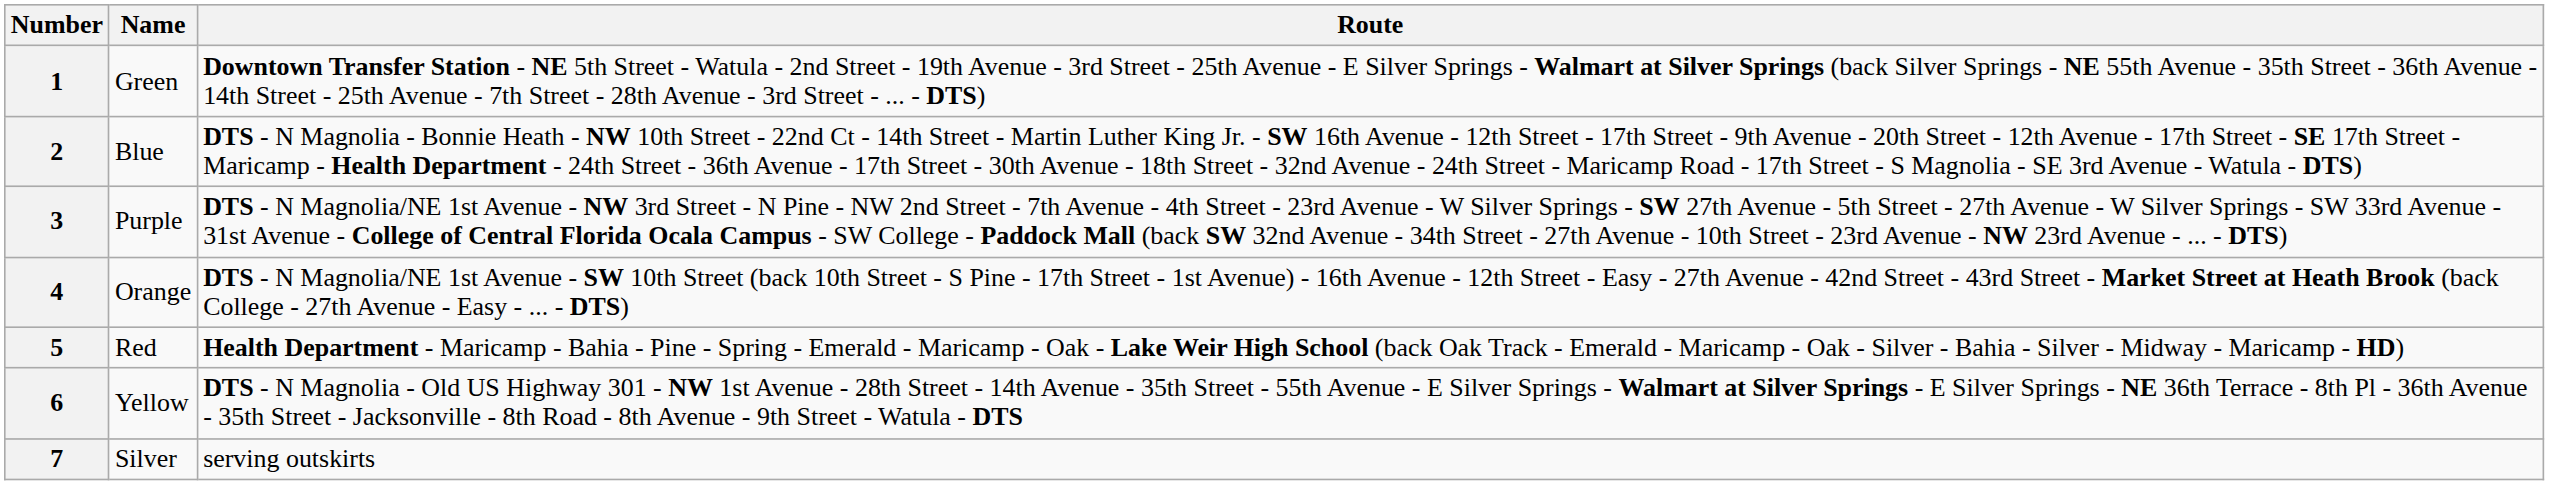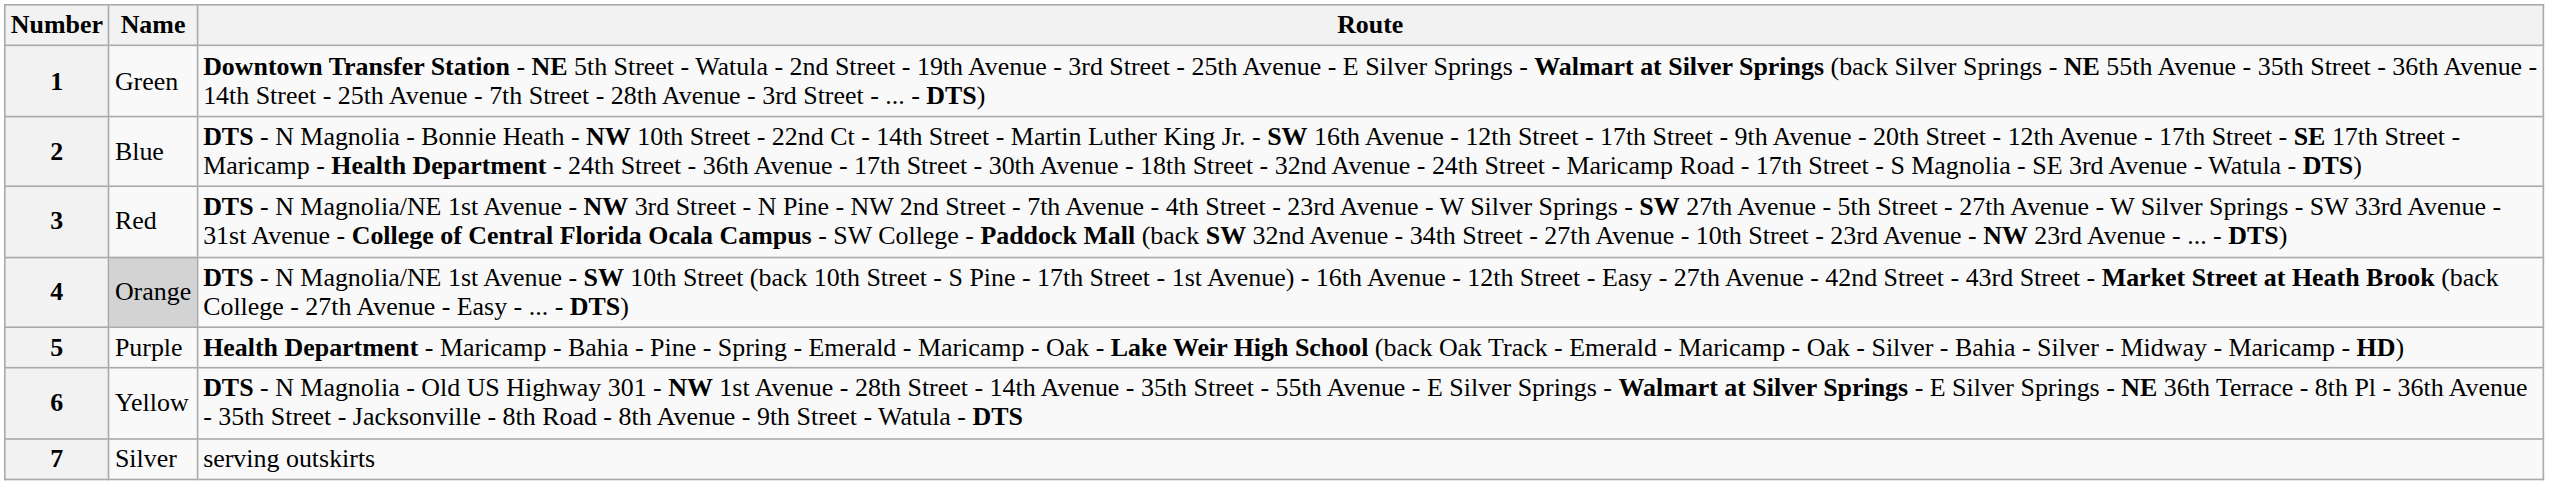(149, 221) Purple -> (136, 221) Red
(153, 291) no background -> (153, 291) lightgrey background
(136, 347) Red -> (149, 347) Purple
